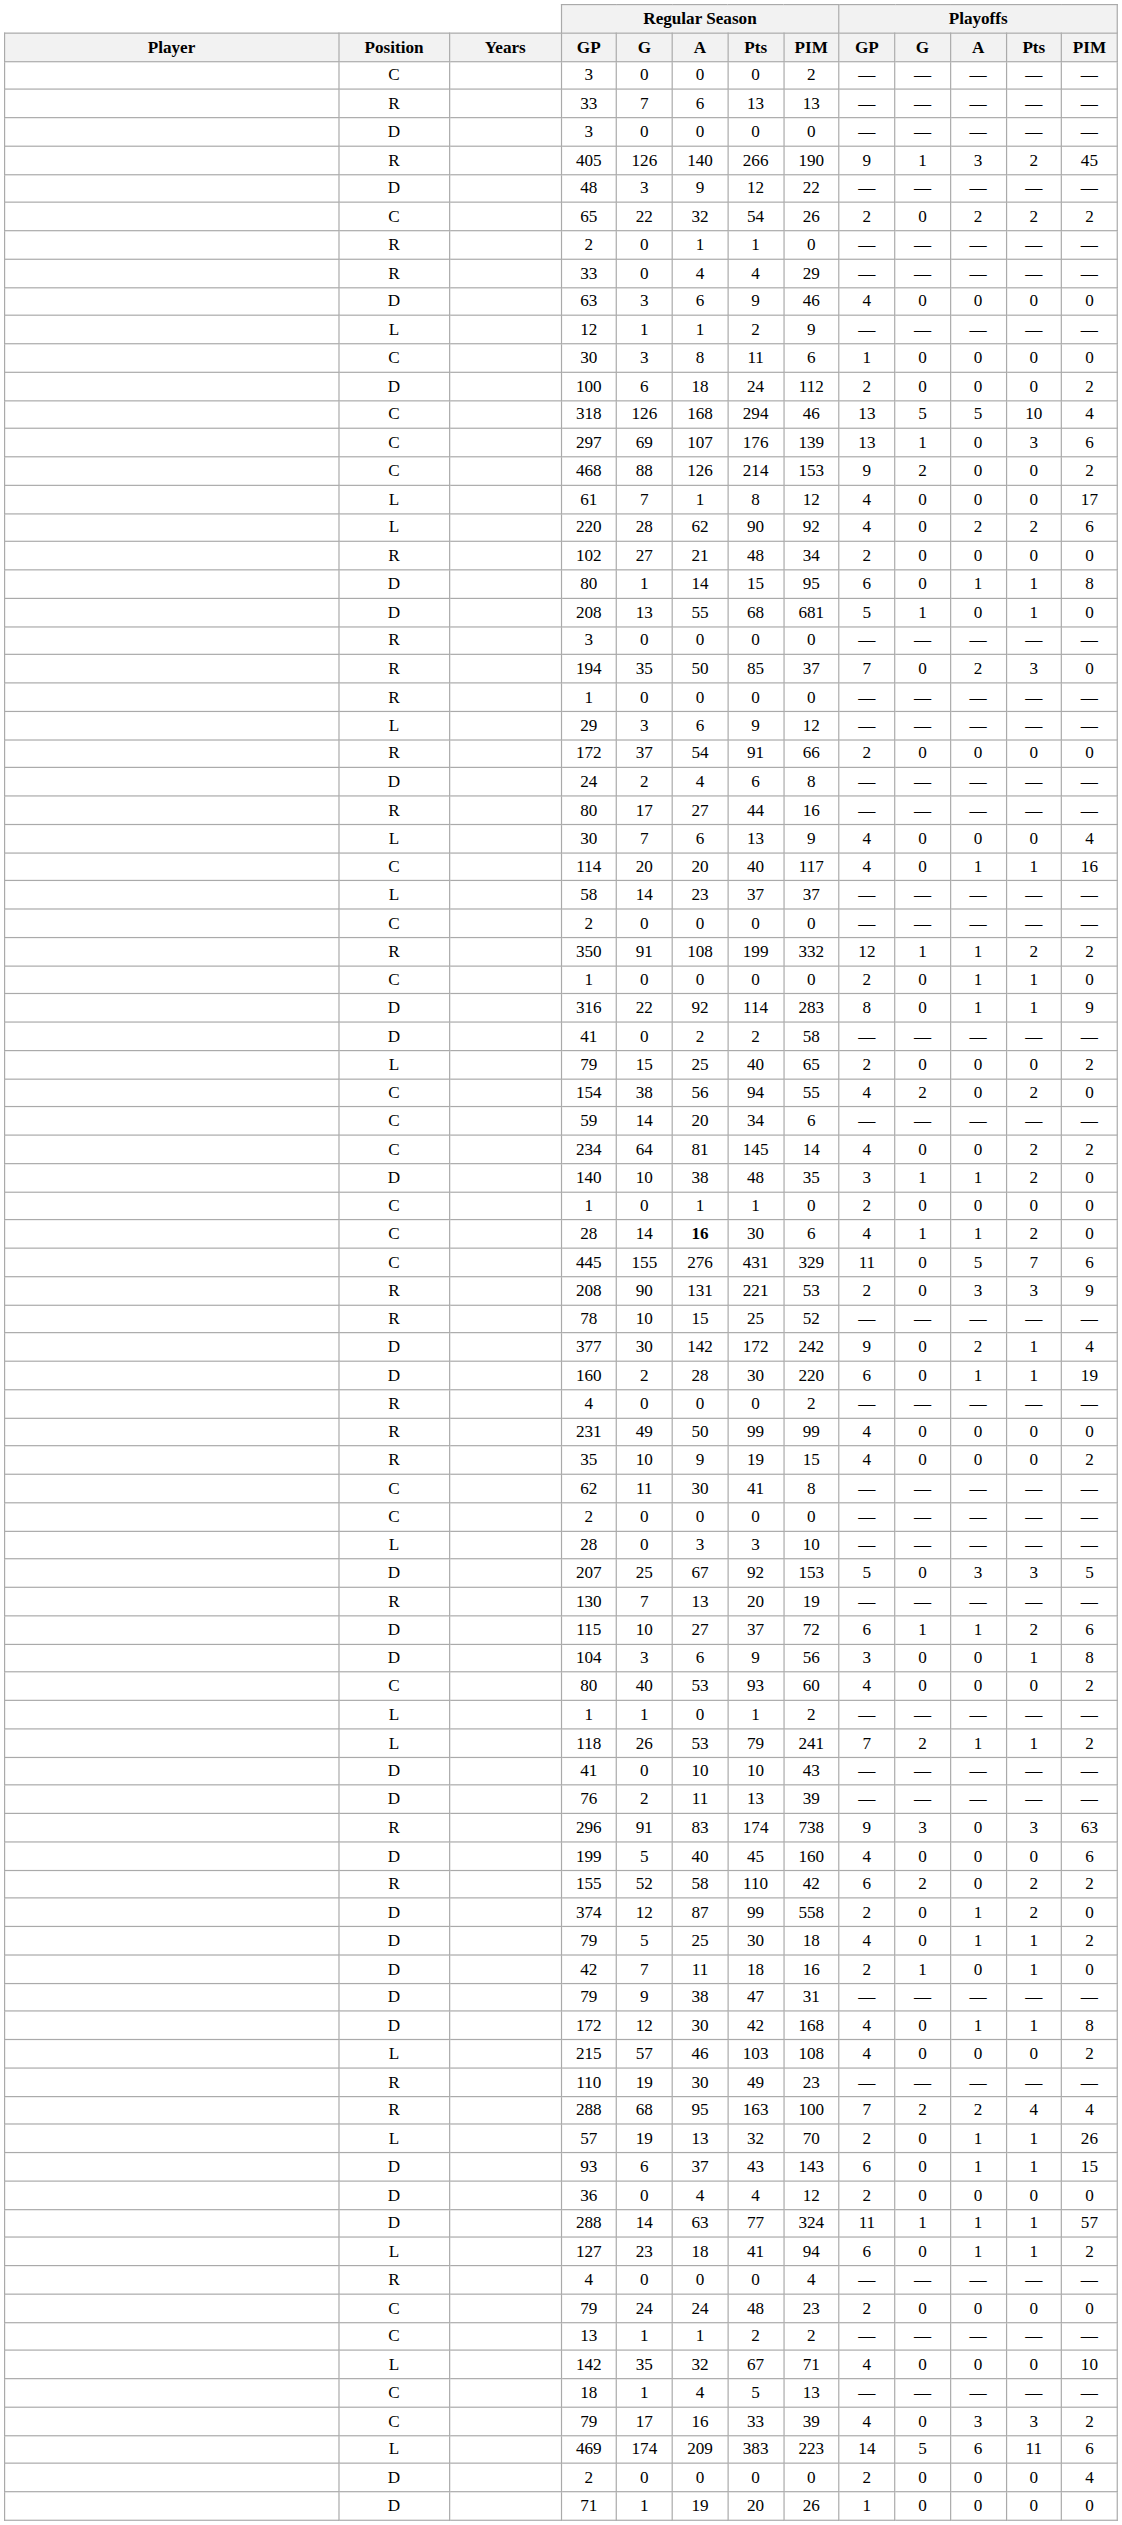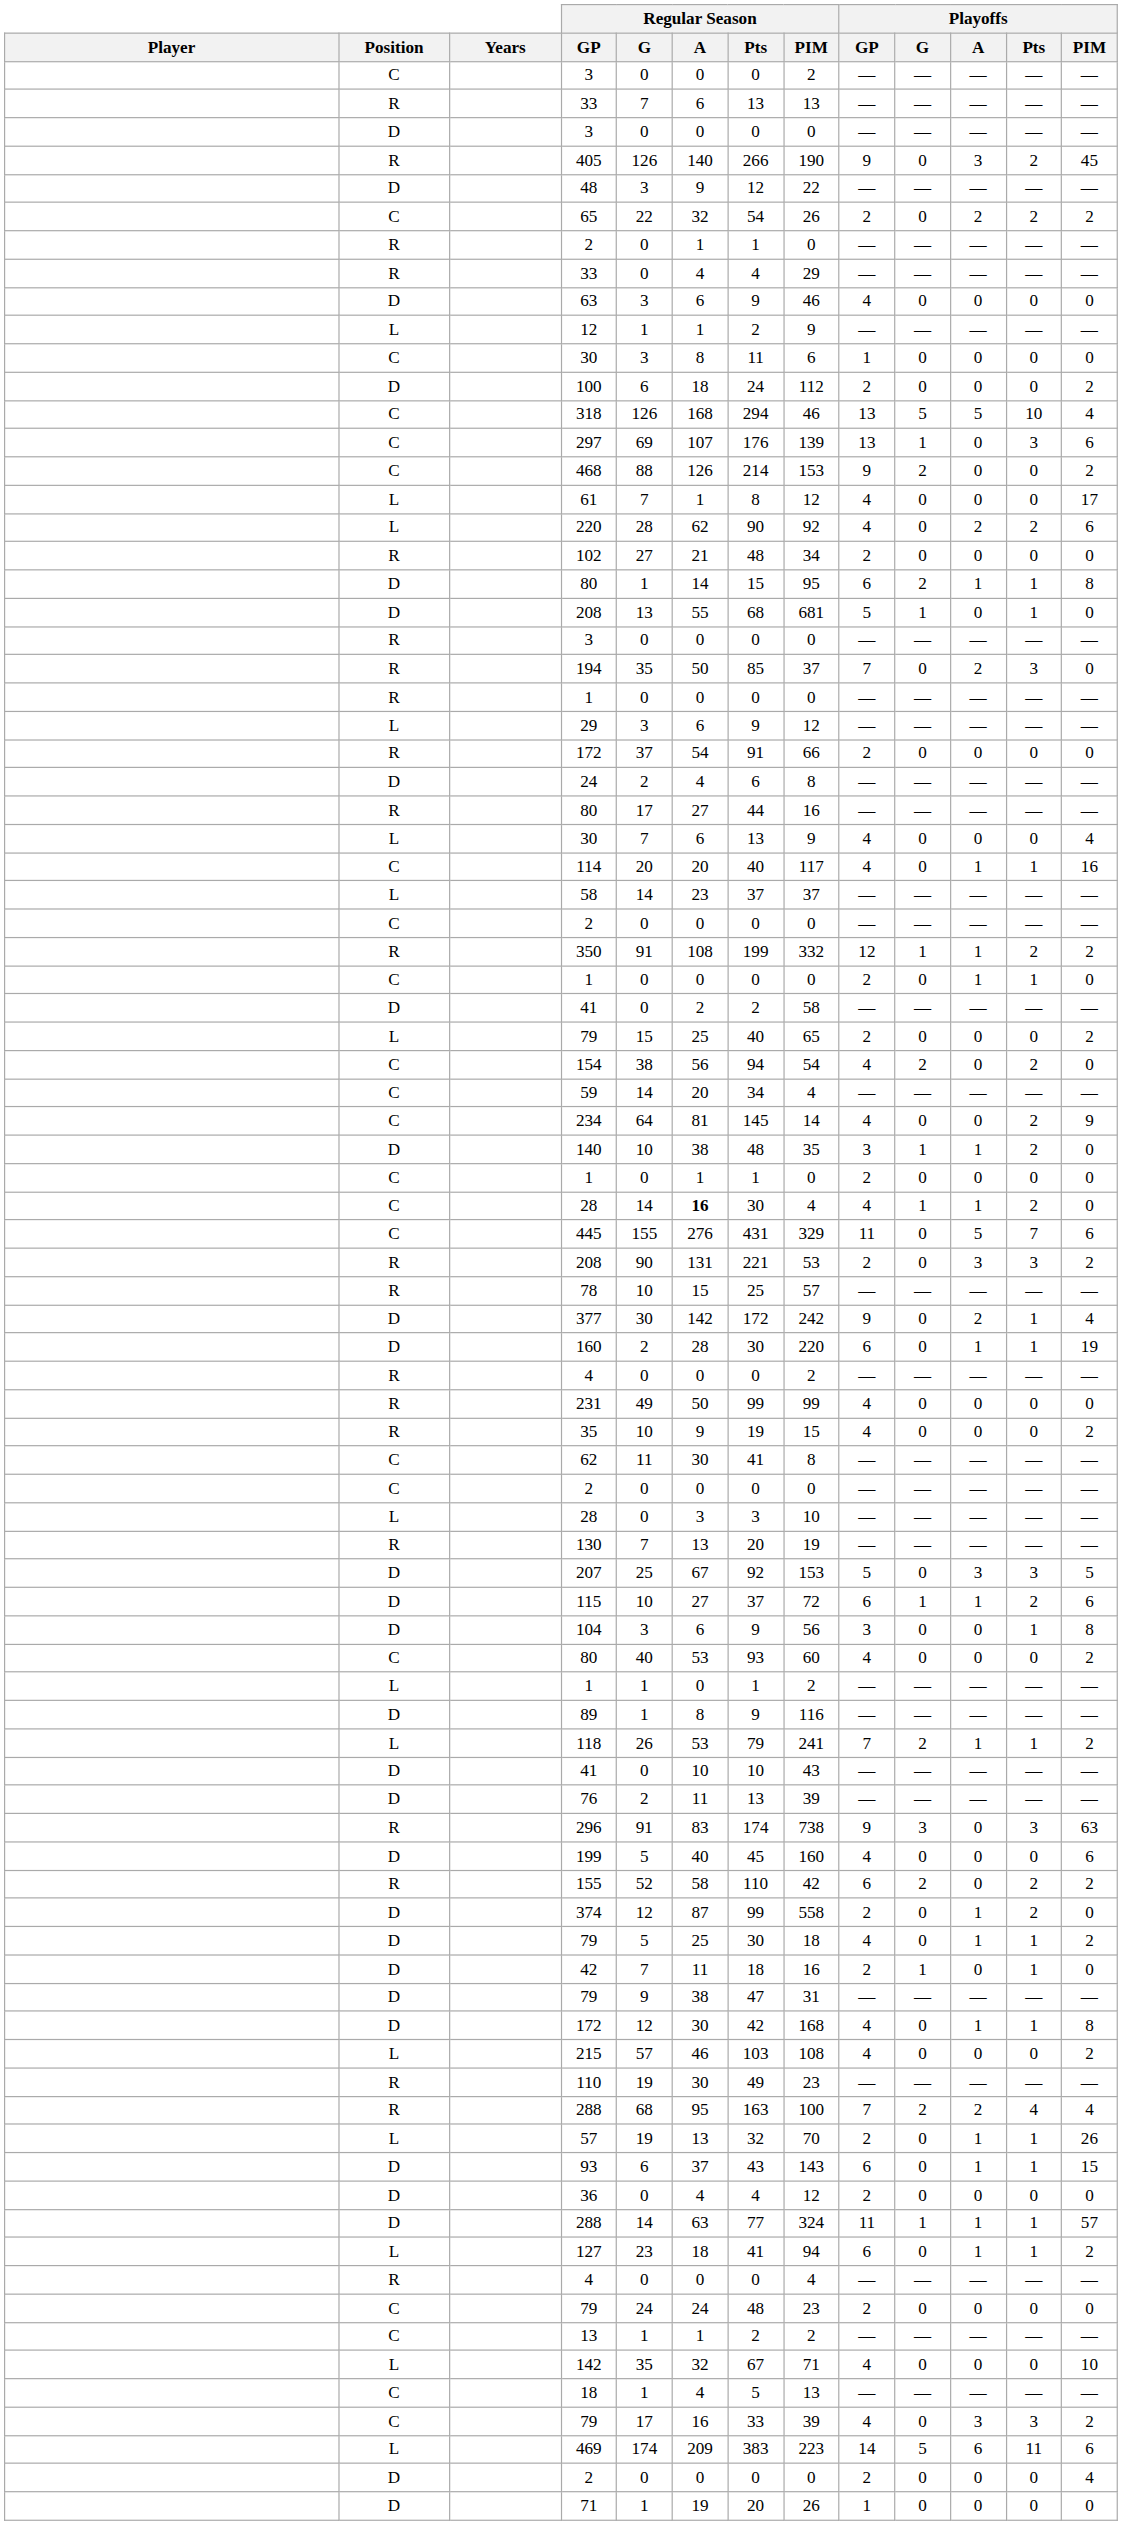(923, 160) 1 -> (923, 160) 0
(923, 584) 0 -> (923, 584) 2
- row: (394, 1008)
(811, 1092) 55 -> (811, 1064) 54
(811, 1121) 6 -> (811, 1092) 4
(1089, 1149) 2 -> (1089, 1121) 9
(811, 1234) 6 -> (811, 1206) 4
(1089, 1290) 9 -> (1089, 1262) 2
(811, 1319) 52 -> (811, 1290) 57
rows swapped: (394, 1601) <-> (394, 1573)
+ row: (394, 1714)
